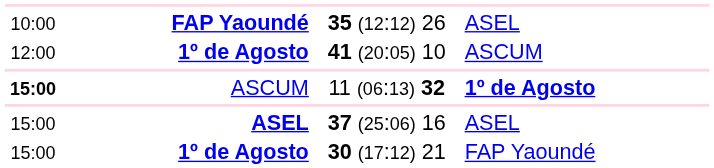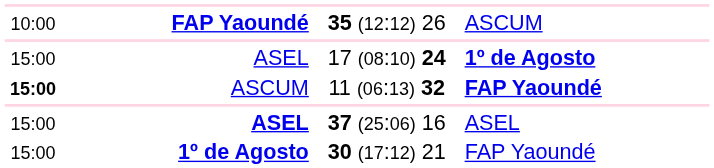(492, 22) ASEL -> (504, 22) ASCUM
- row: (243, 52)
+ row: (281, 57)
(530, 87) 1º de Agosto -> (533, 87) FAP Yaoundé
